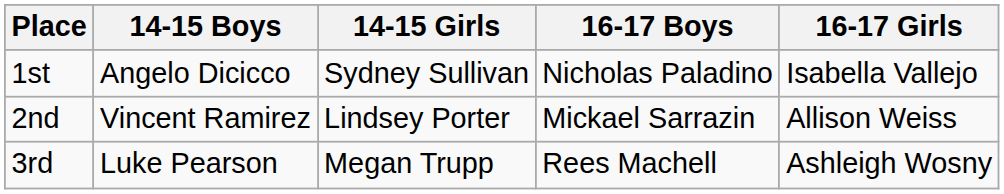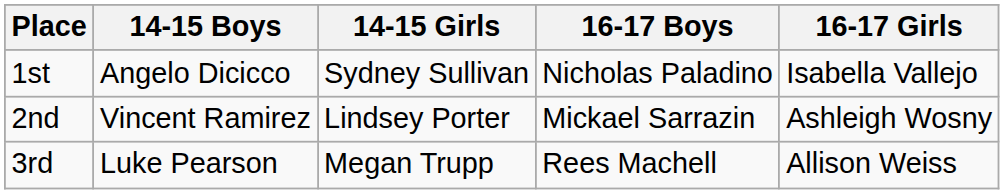(871, 118) Allison Weiss -> (889, 118) Ashleigh Wosny
(889, 164) Ashleigh Wosny -> (871, 164) Allison Weiss
